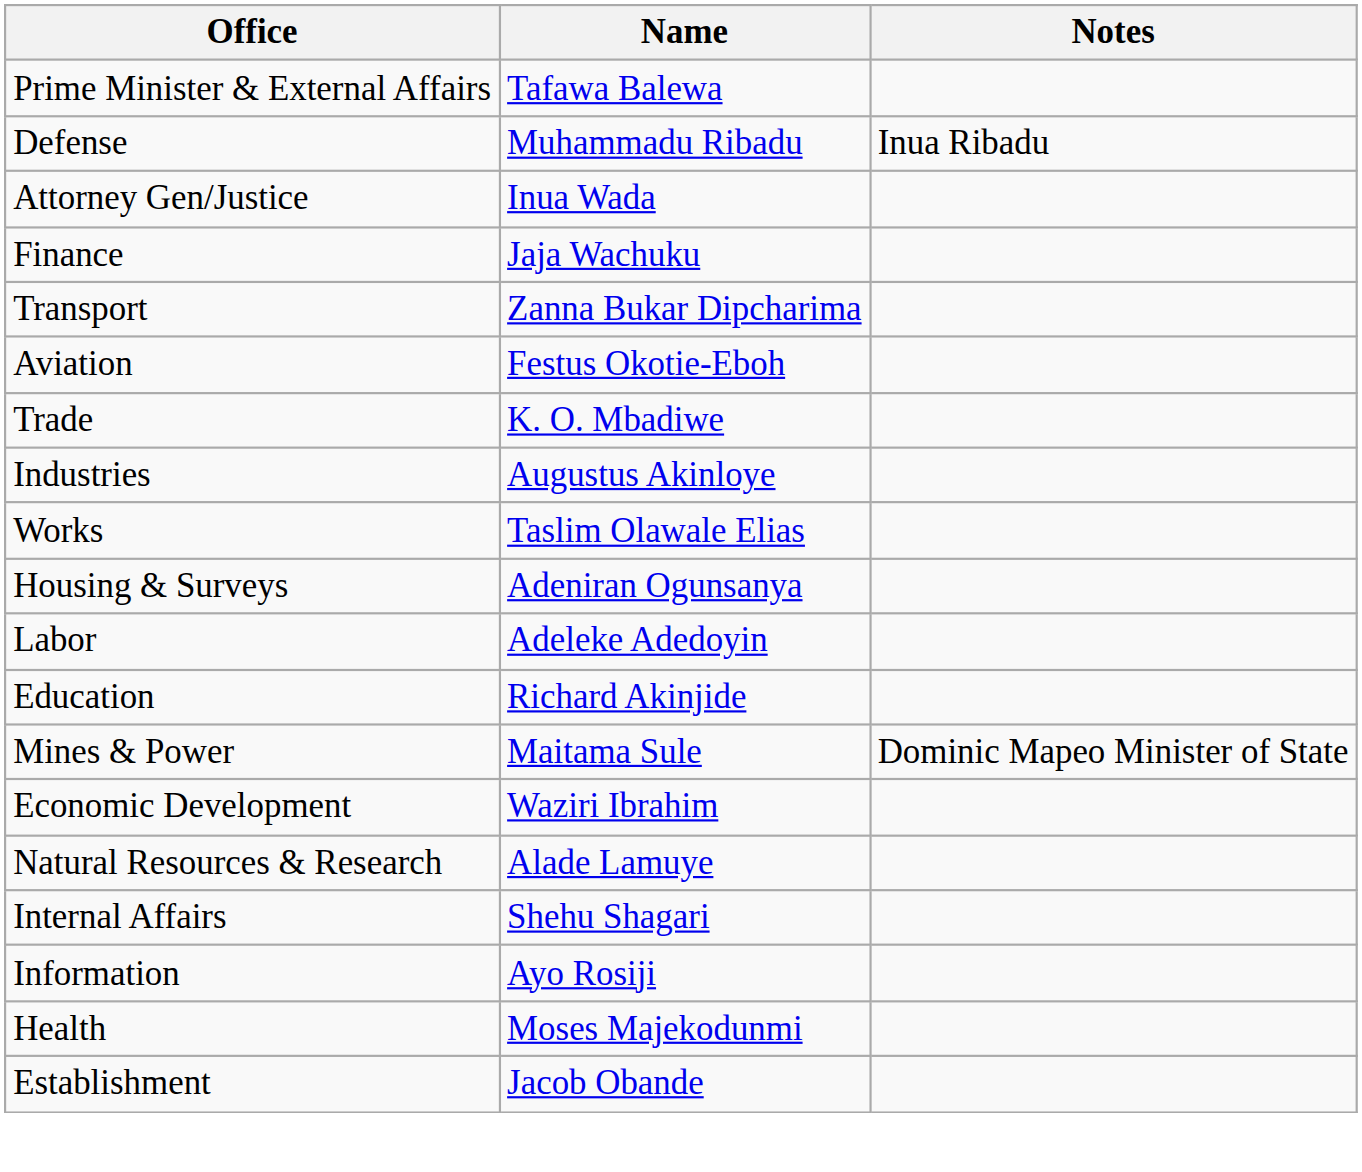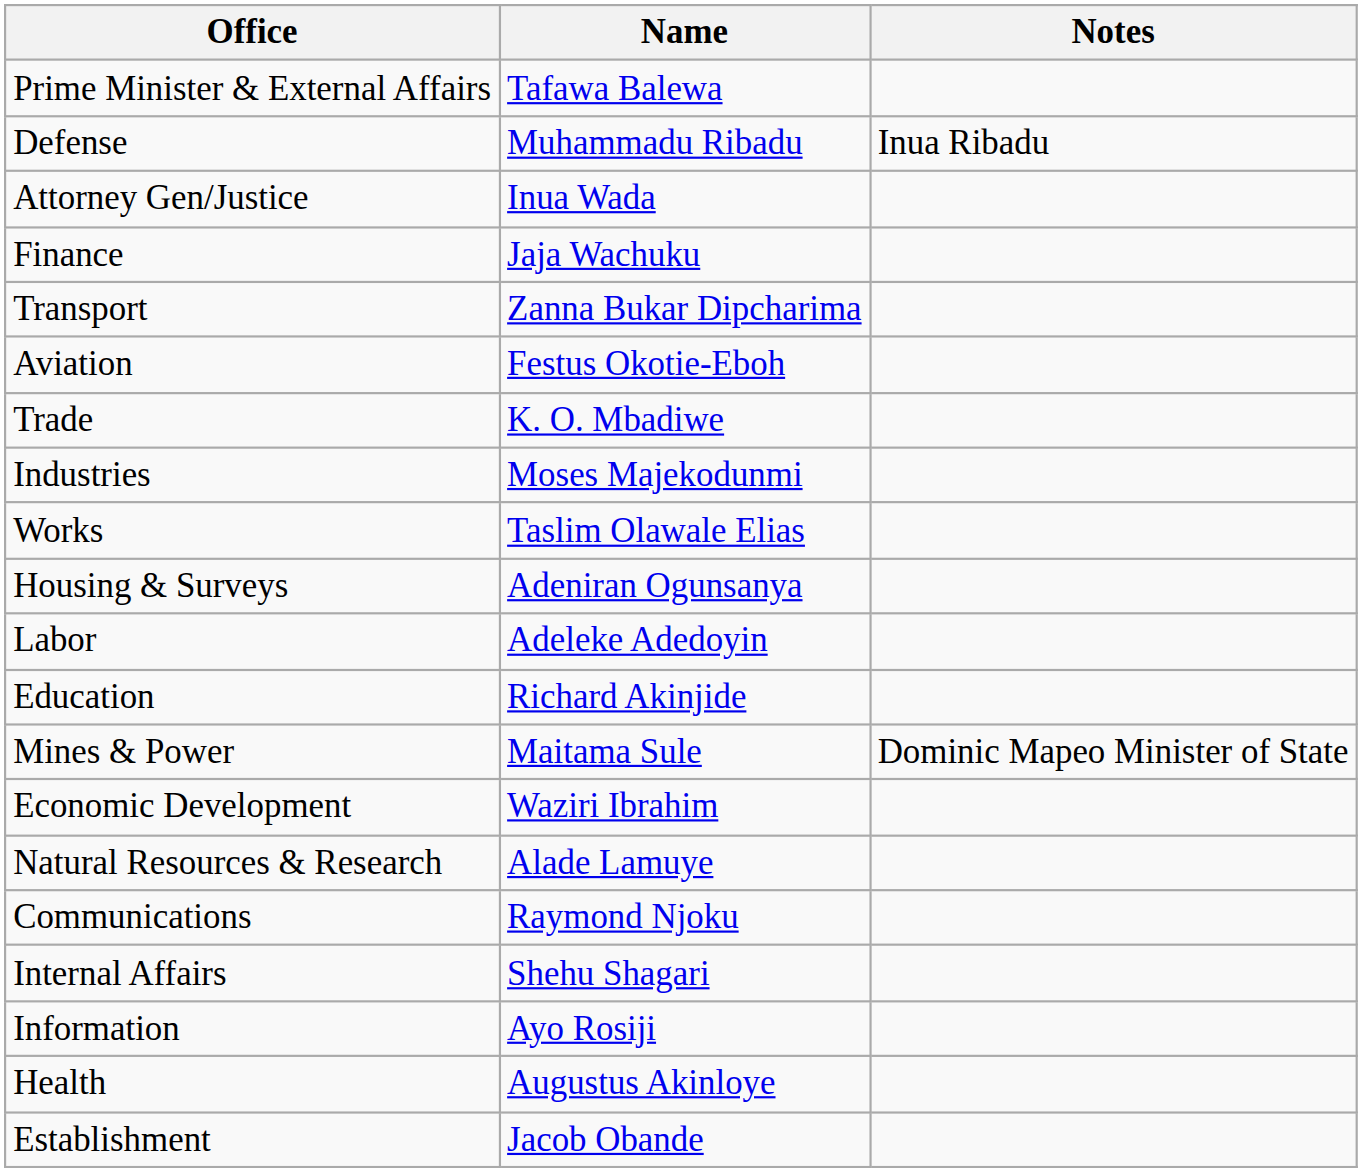(641, 474) Augustus Akinloye -> (655, 474) Moses Majekodunmi
+ row: (132, 917)
(655, 1027) Moses Majekodunmi -> (641, 1083) Augustus Akinloye
